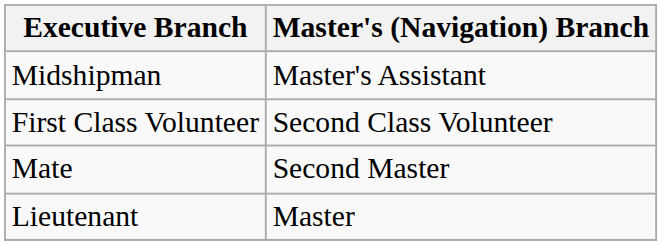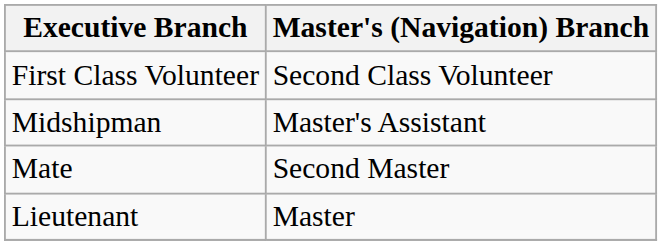rows swapped: (135, 121) <-> (87, 74)
